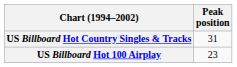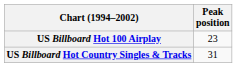rows swapped: (99, 39) <-> (99, 54)
